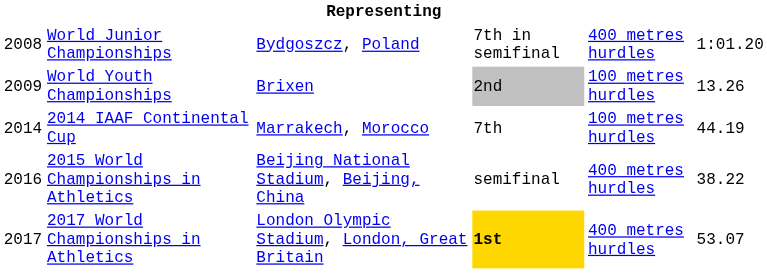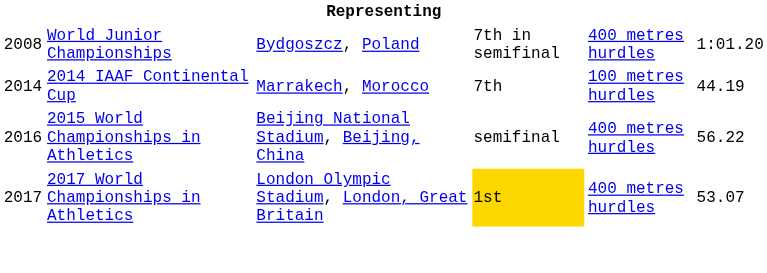- row: (109, 86)
(721, 179) 38.22 -> (721, 137) 56.22
(488, 239) bold -> (488, 198) normal
